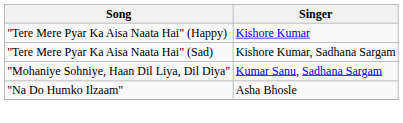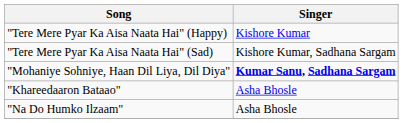(309, 71) normal -> (316, 71) bold
+ row: (64, 90)
